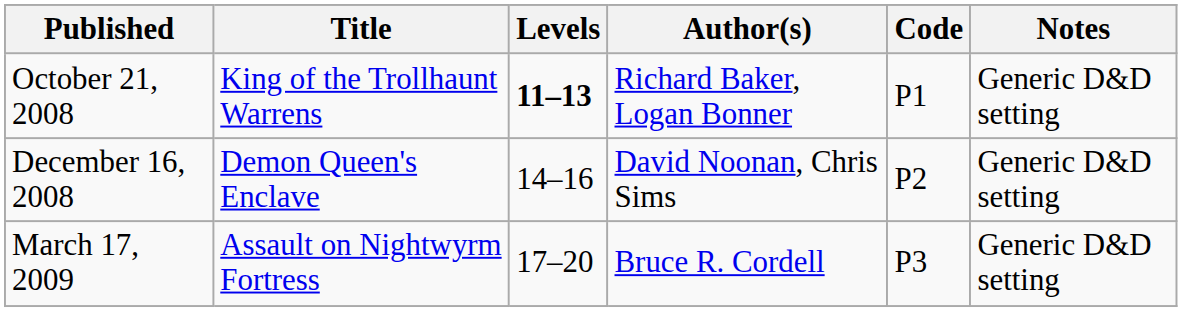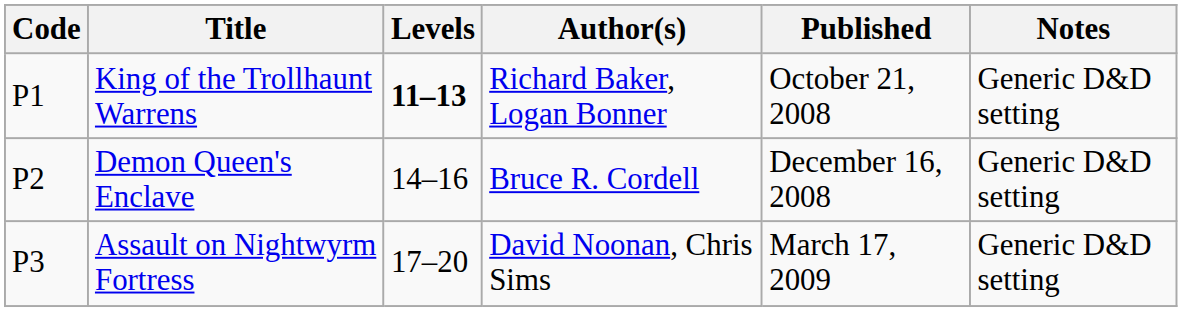columns swapped: (929, 28) <-> (109, 28)
(746, 179) David Noonan, Chris Sims -> (594, 179) Bruce R. Cordell
(720, 262) Bruce R. Cordell -> (621, 262) David Noonan, Chris Sims
